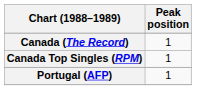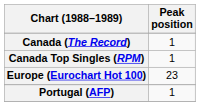+ row: (76, 76)
